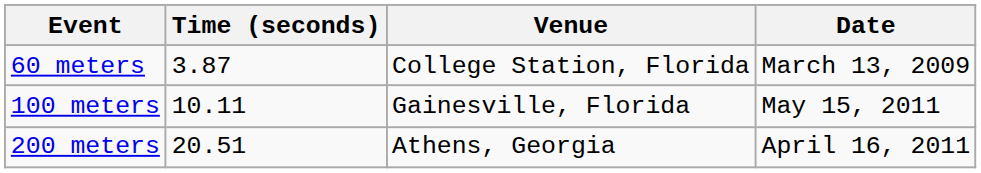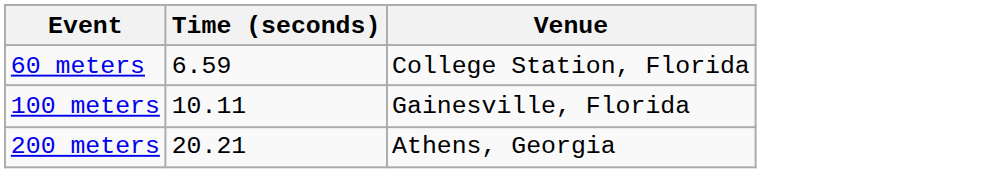- column: (866, 25)
(202, 66) 3.87 -> (202, 66) 6.59
(209, 147) 20.51 -> (209, 147) 20.21
